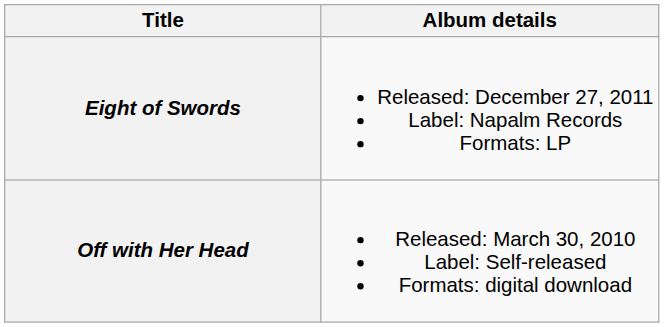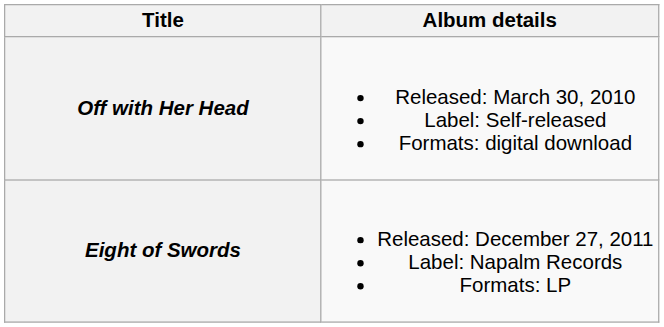rows swapped: (163, 250) <-> (163, 108)
